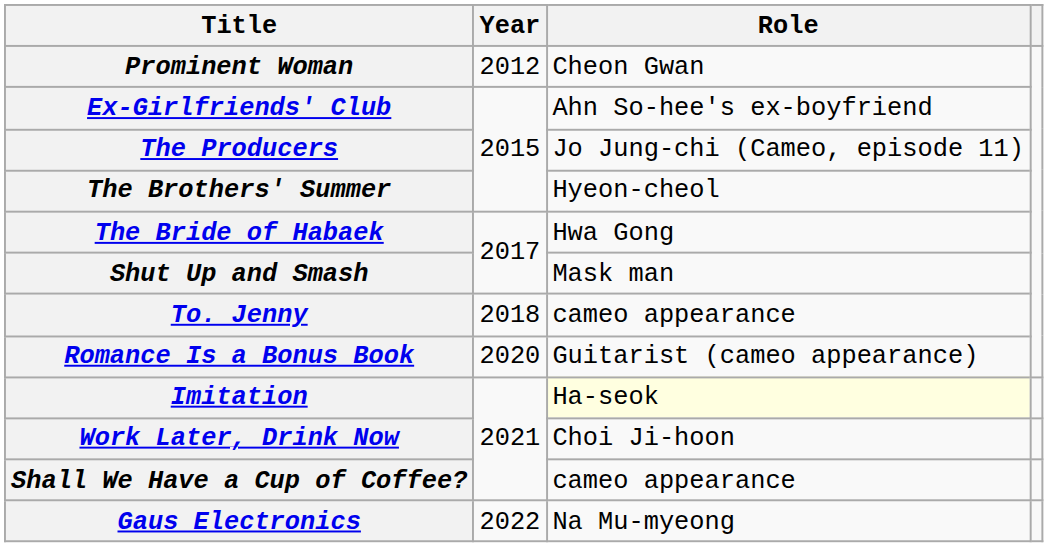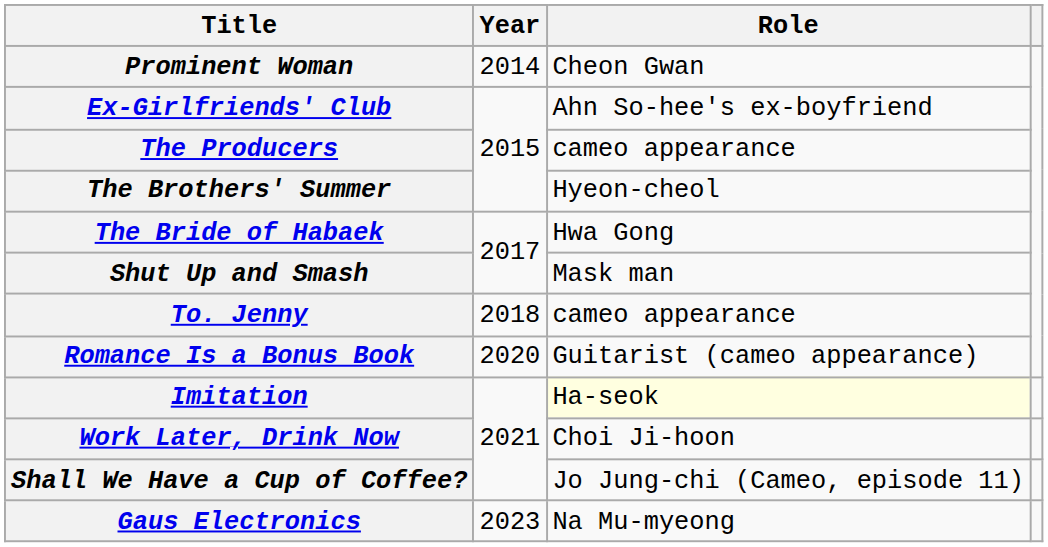(510, 67) 2012 -> (510, 67) 2014
(788, 150) Jo Jung-chi (Cameo, episode 11) -> (674, 150) cameo appearance
(674, 480) cameo appearance -> (788, 480) Jo Jung-chi (Cameo, episode 11)
(510, 521) 2022 -> (510, 521) 2023
